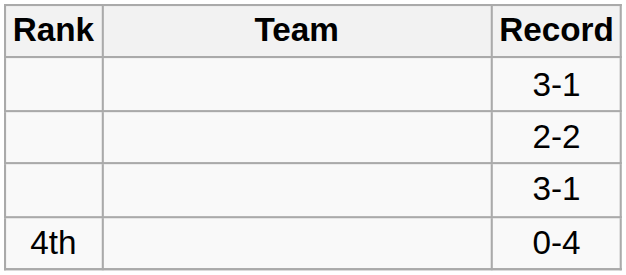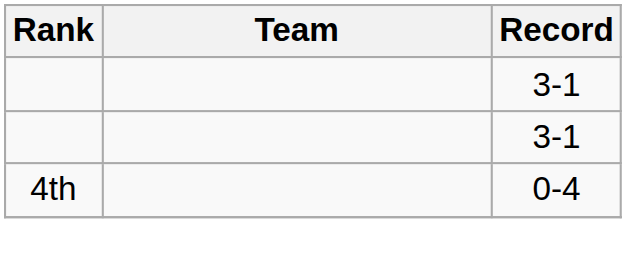- row: (53, 137)
